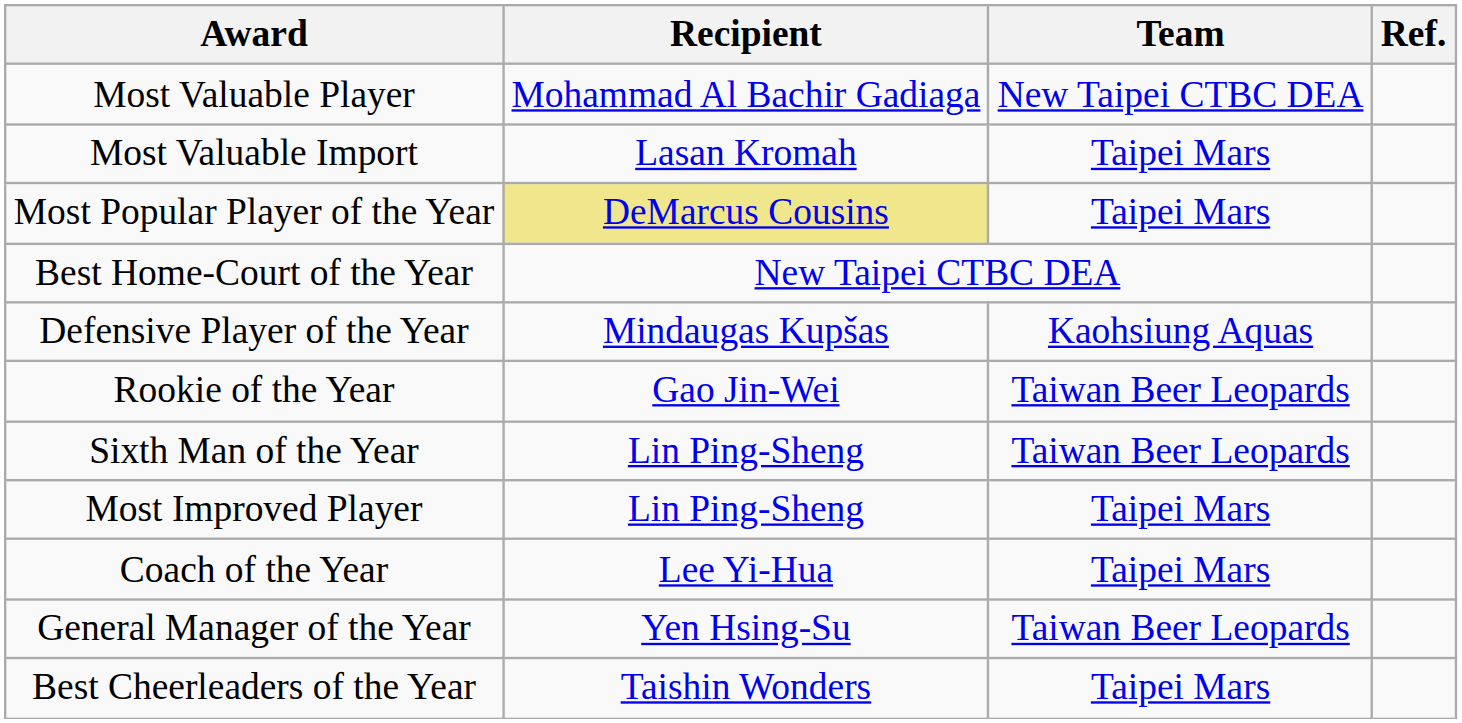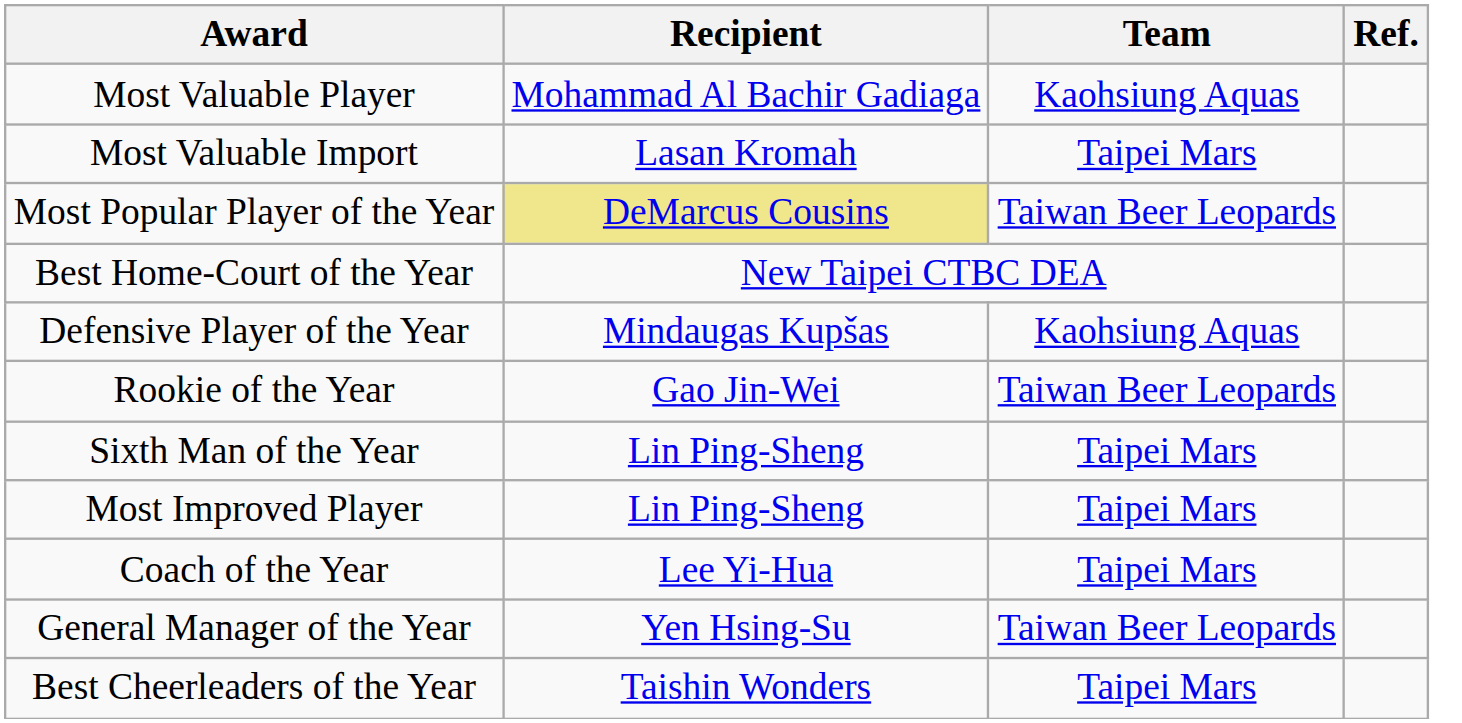(1181, 93) New Taipei CTBC DEA -> (1167, 93) Kaohsiung Aquas
(1181, 212) Taipei Mars -> (1167, 212) Taiwan Beer Leopards
(1181, 449) Taiwan Beer Leopards -> (1167, 449) Taipei Mars
